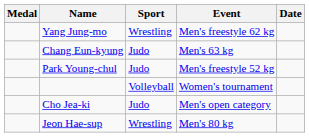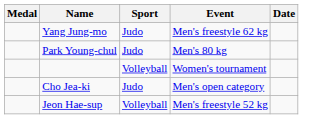(150, 32) Wrestling -> (132, 32) Judo
- row: (83, 50)
(227, 68) Men's freestyle 52 kg -> (200, 50) Men's 80 kg
(150, 123) Wrestling -> (145, 105) Volleyball
(206, 123) Men's 80 kg -> (220, 105) Men's freestyle 52 kg
